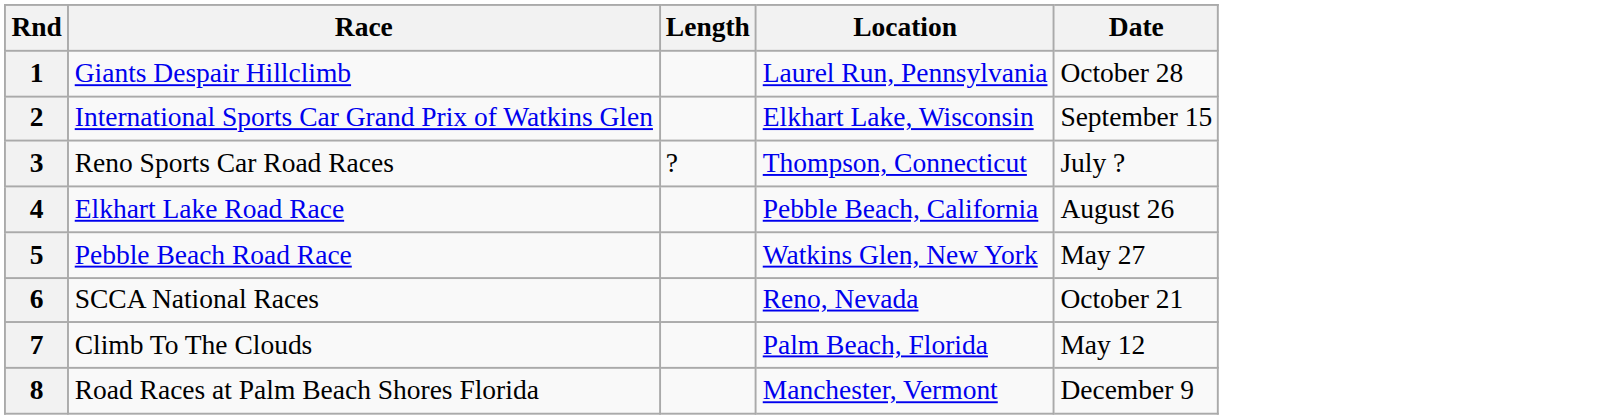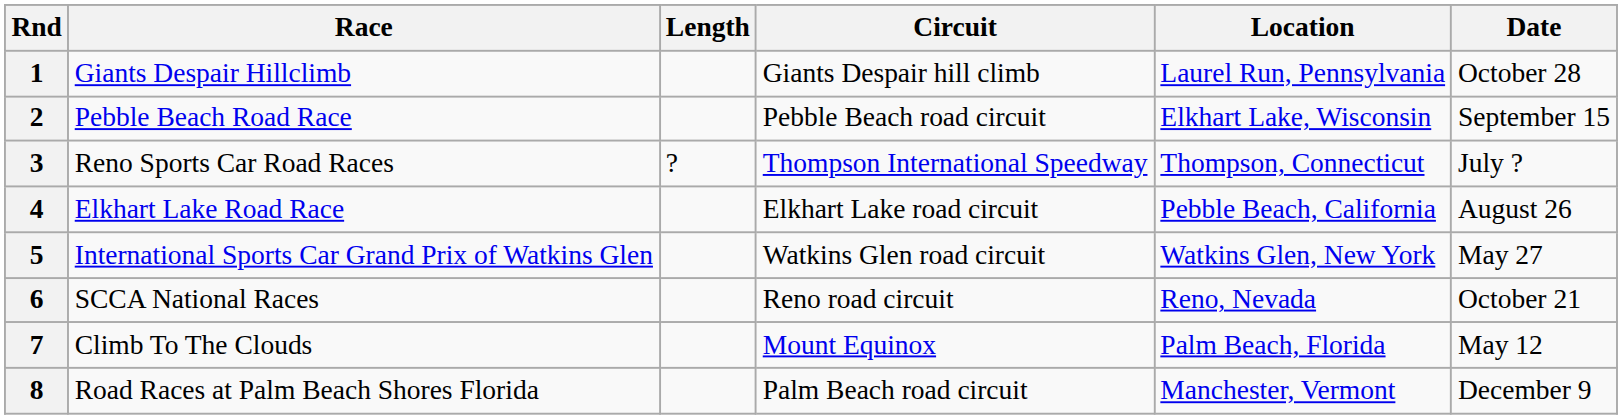+ column: (955, 27)
(364, 118) International Sports Car Grand Prix of Watkins Glen -> (213, 118) Pebble Beach Road Race
(213, 254) Pebble Beach Road Race -> (364, 254) International Sports Car Grand Prix of Watkins Glen
